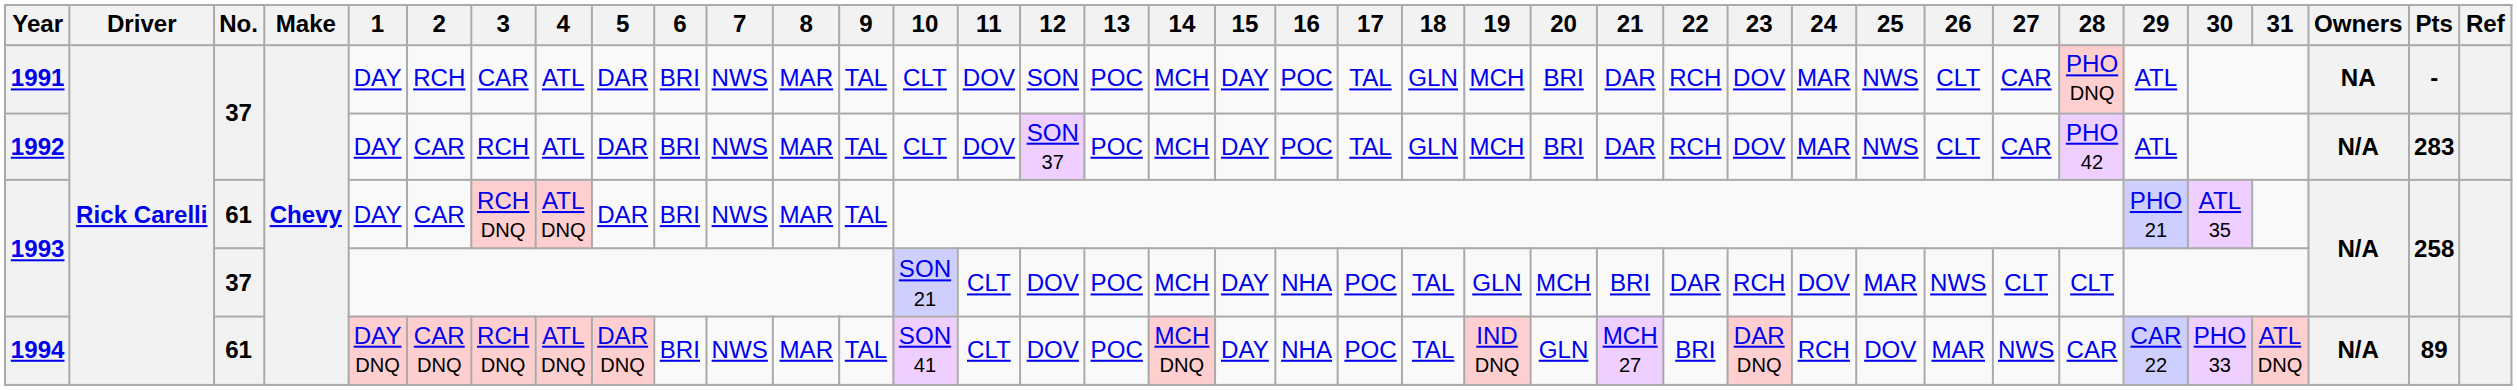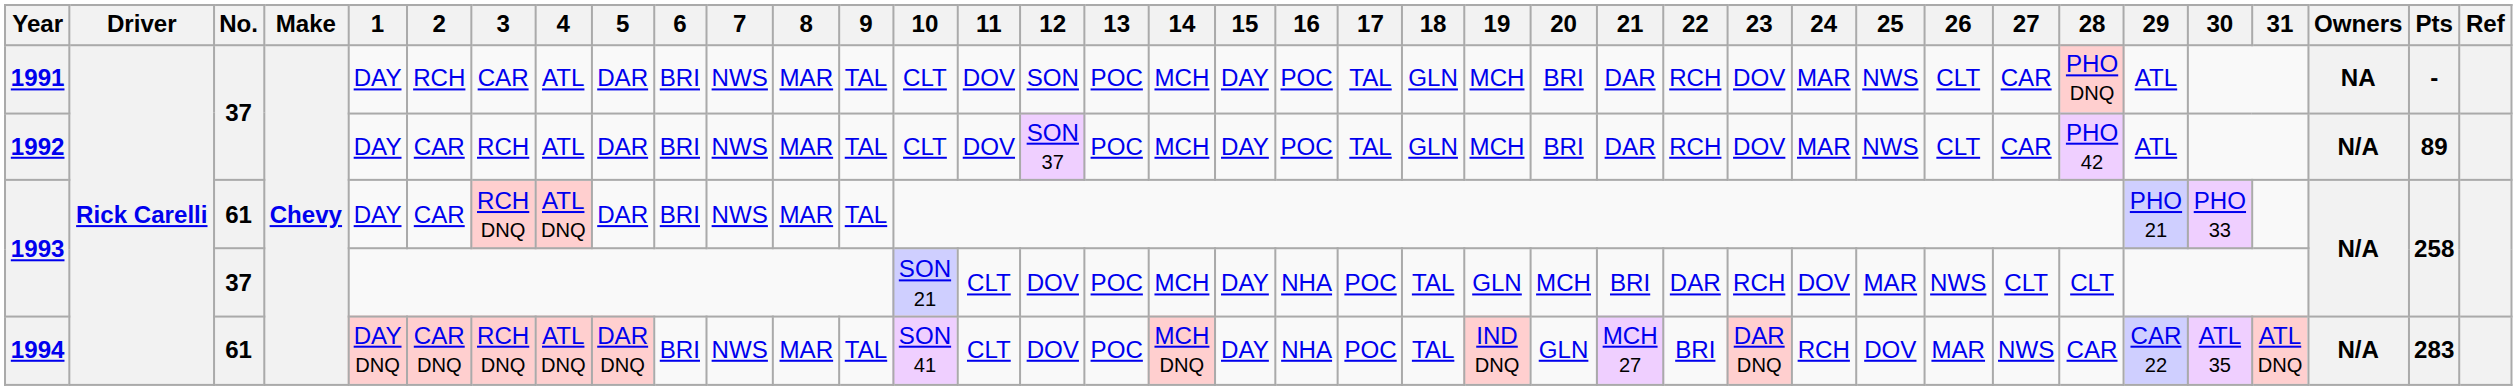(2434, 147) 283 -> (2434, 147) 89
(2220, 214) ATL 35 -> (2220, 214) PHO 33
(2220, 349) PHO 33 -> (2220, 349) ATL 35
(2434, 350) 89 -> (2434, 350) 283
